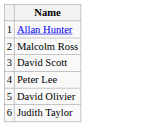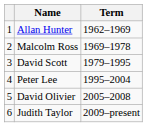+ column: (112, 12)
